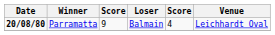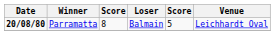(104, 24) 9 -> (104, 24) 8
(170, 24) 4 -> (170, 24) 5
